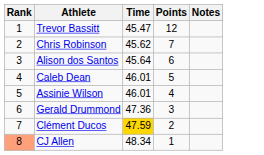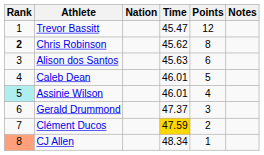+ column: (141, 12)
(19, 45) normal -> (19, 45) bold
(171, 45) 7 -> (208, 45) 8
(138, 61) 45.64 -> (175, 61) 45.63
(19, 93) no background -> (19, 93) paleturquoise background
(138, 110) 47.36 -> (175, 110) 47.37
